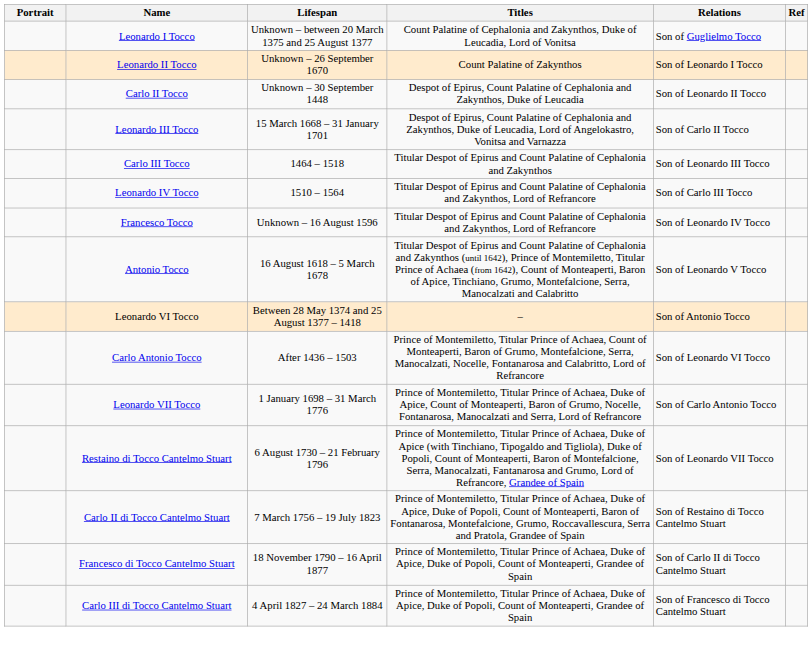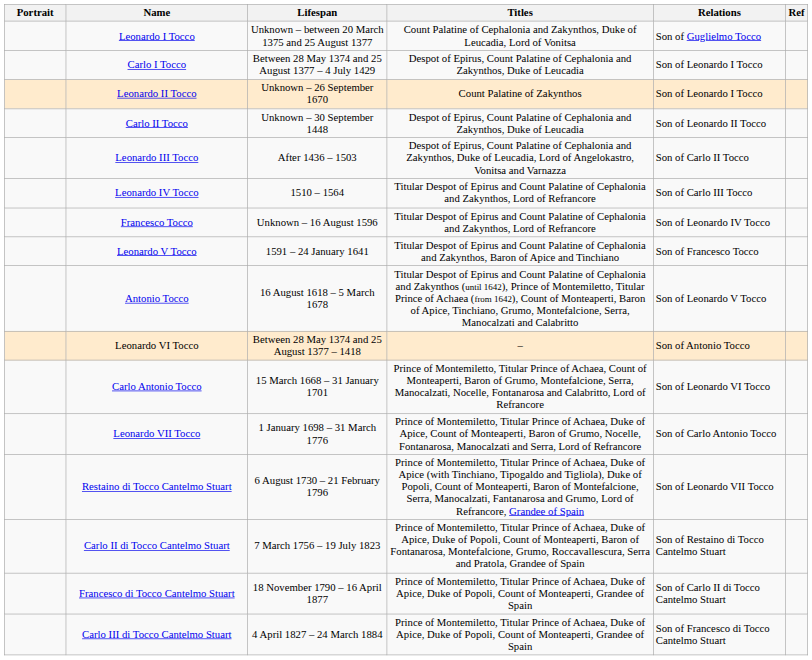+ row: (157, 65)
(317, 129) 15 March 1668 – 31 January 1701 -> (317, 158) After 1436 – 1503
- row: (157, 164)
+ row: (157, 251)
(317, 357) After 1436 – 1503 -> (317, 386) 15 March 1668 – 31 January 1701
